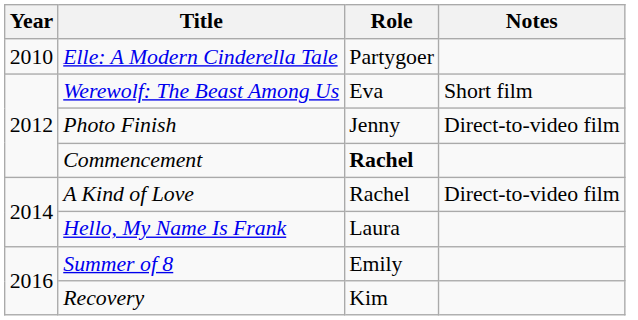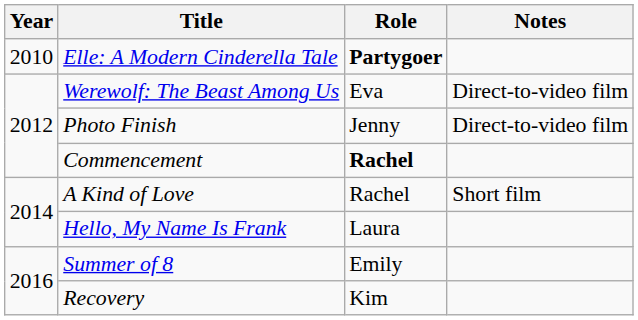(392, 56) normal -> (396, 56) bold
(488, 90) Short film -> (540, 90) Direct-to-video film
(532, 194) Direct-to-video film -> (497, 194) Short film
